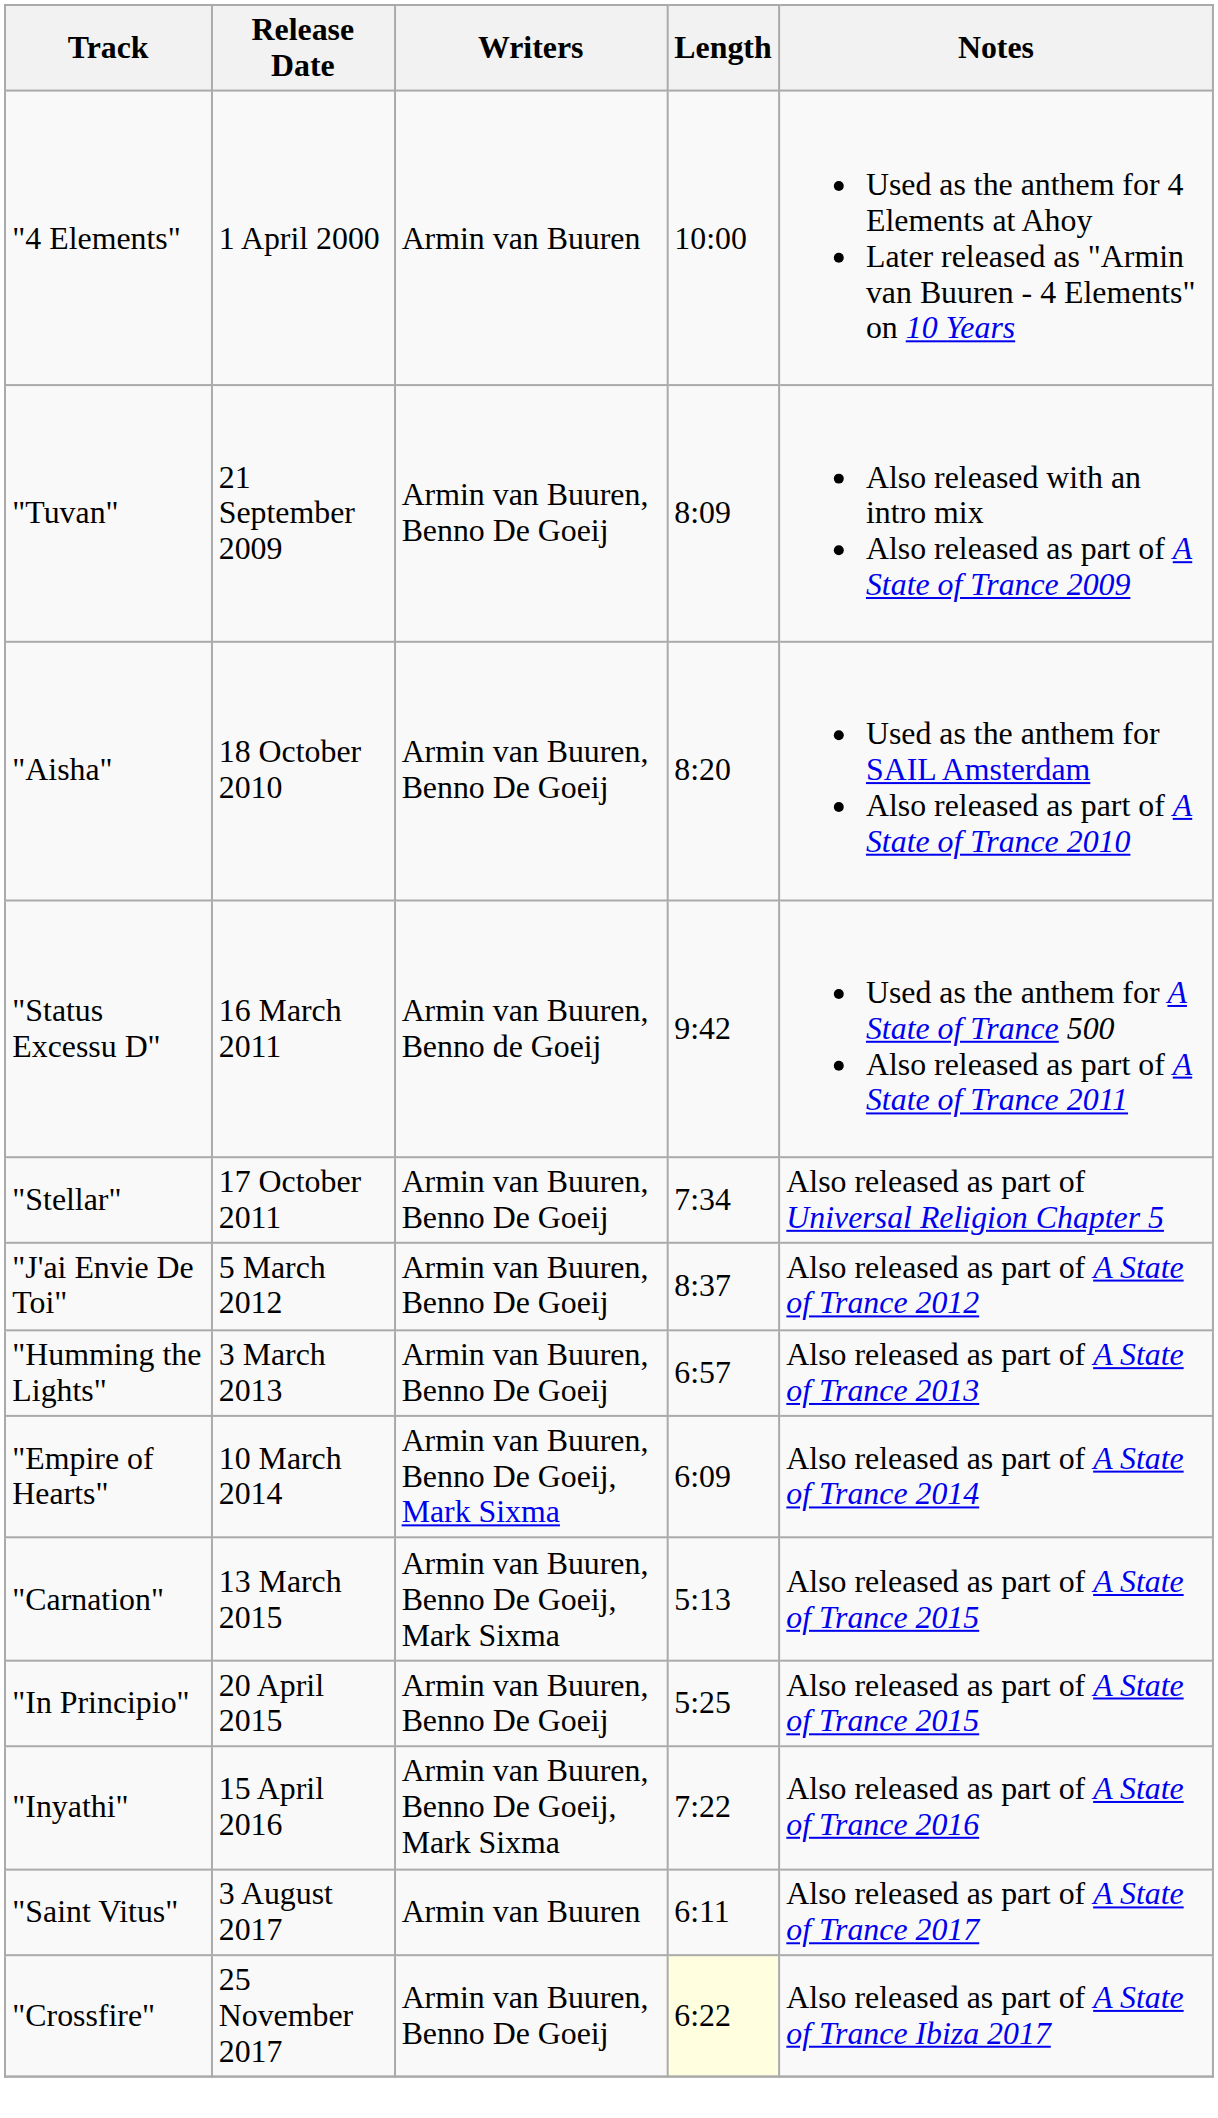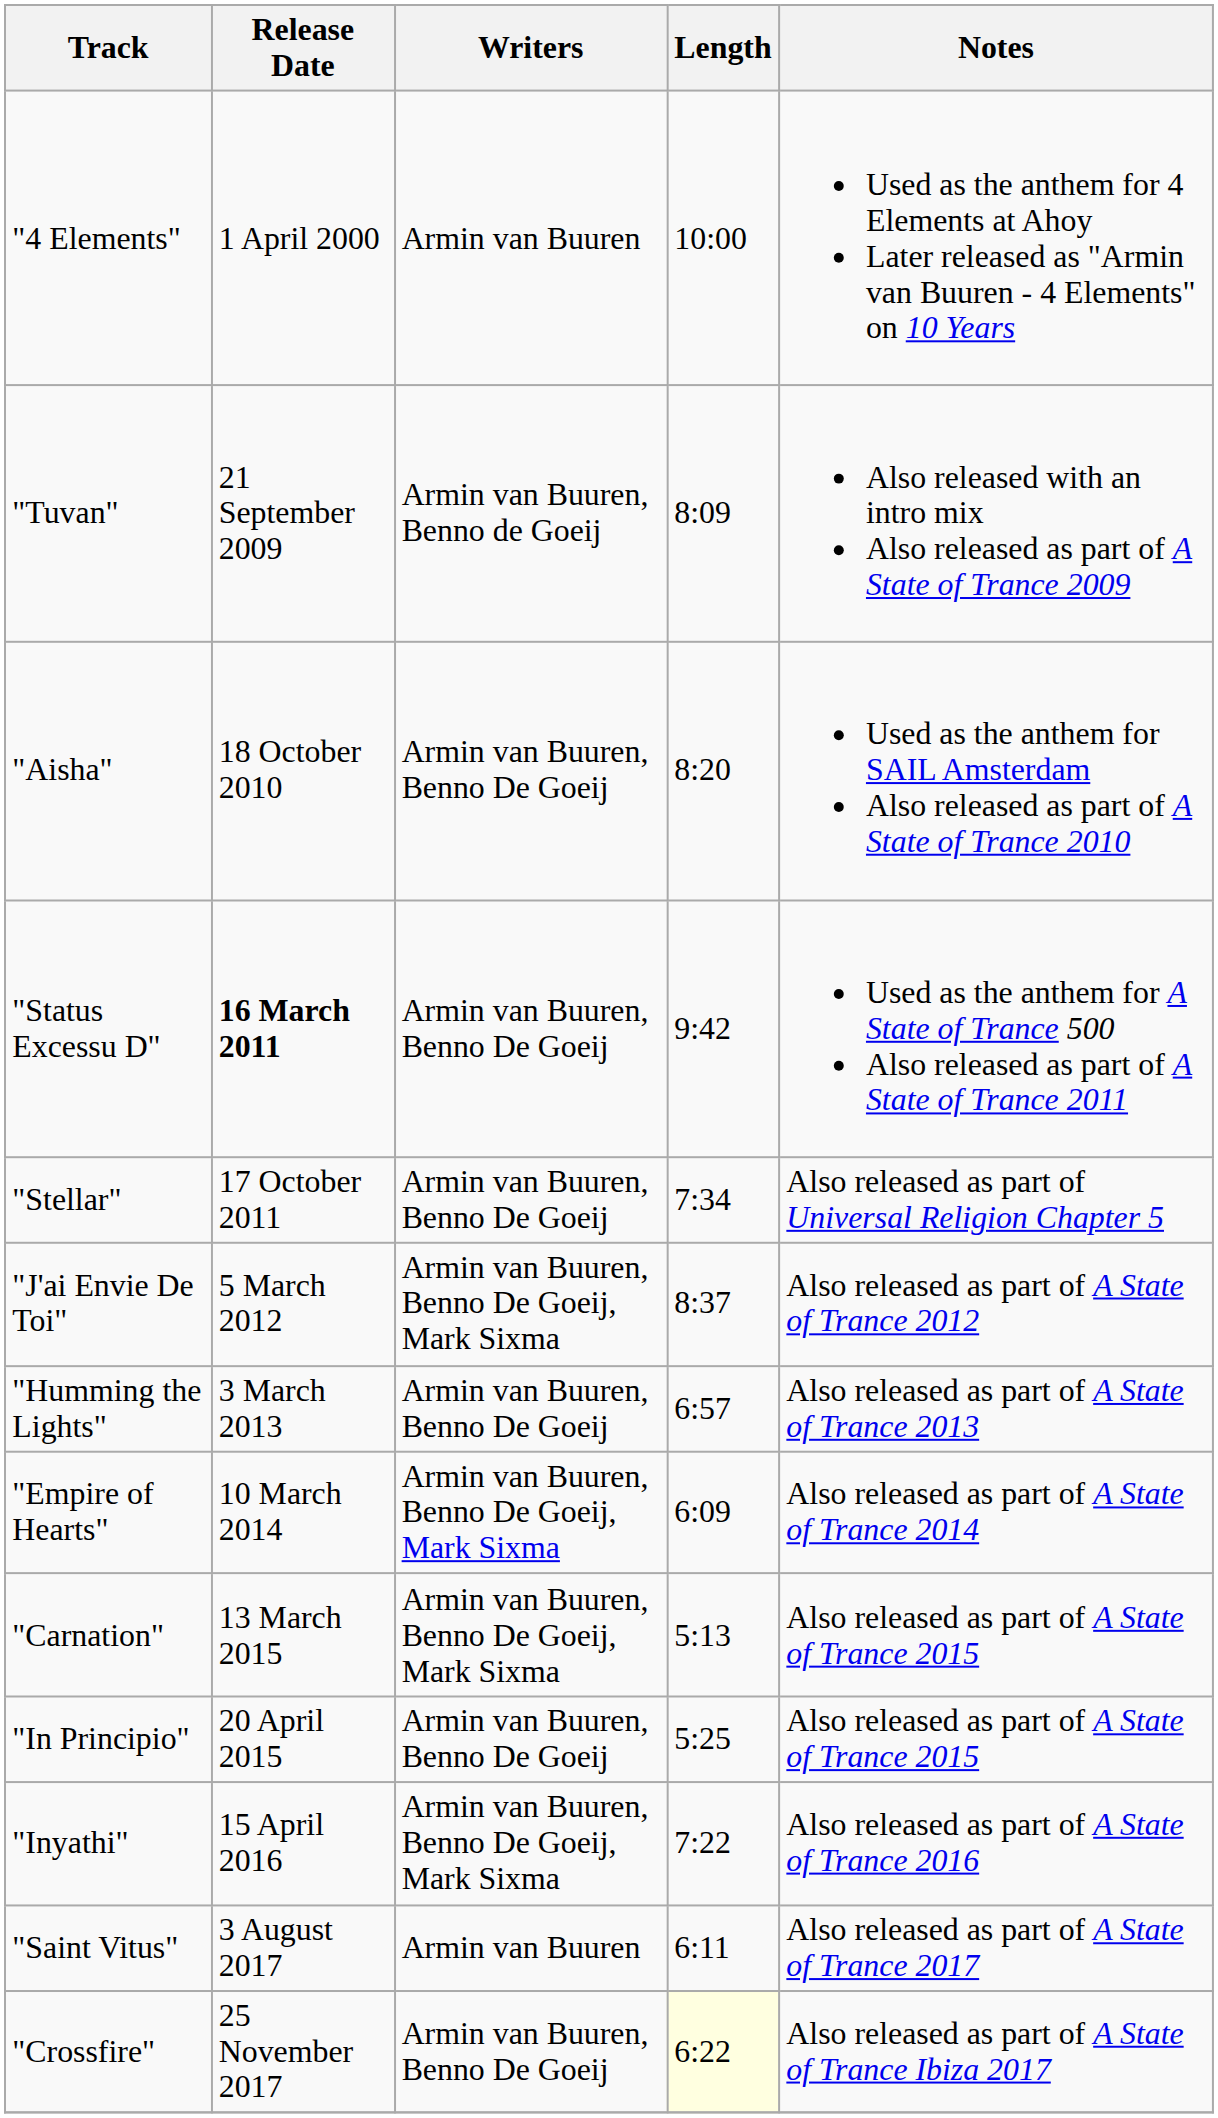(525, 512) Armin van Buuren, Benno De Goeij -> (525, 512) Armin van Buuren, Benno de Goeij
(280, 1027) normal -> (284, 1027) bold
(525, 1027) Armin van Buuren, Benno de Goeij -> (525, 1027) Armin van Buuren, Benno De Goeij
(525, 1285) Armin van Buuren, Benno De Goeij -> (525, 1303) Armin van Buuren, Benno De Goeij, Mark Sixma
